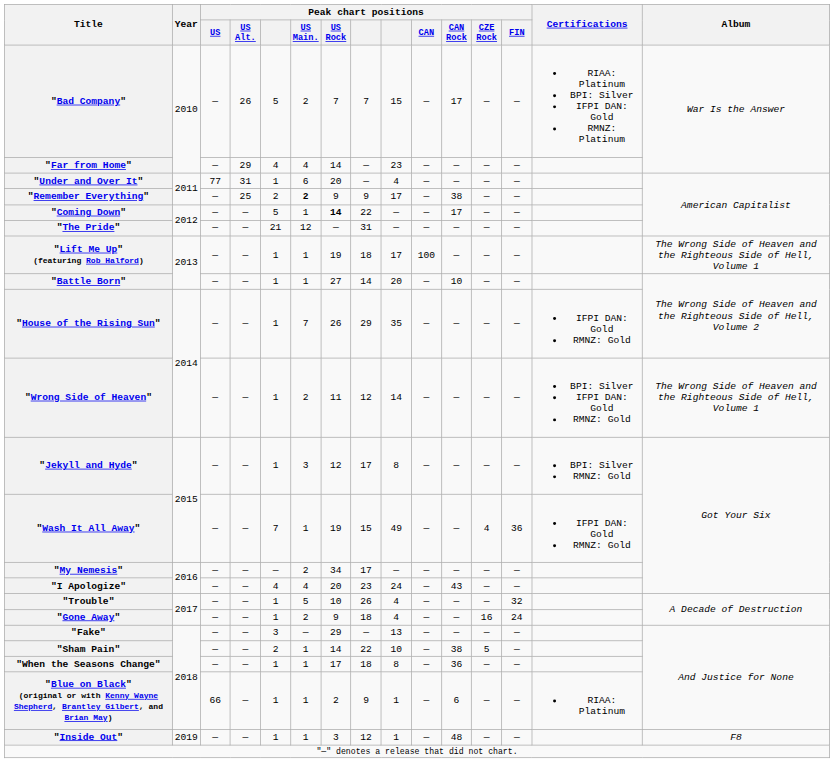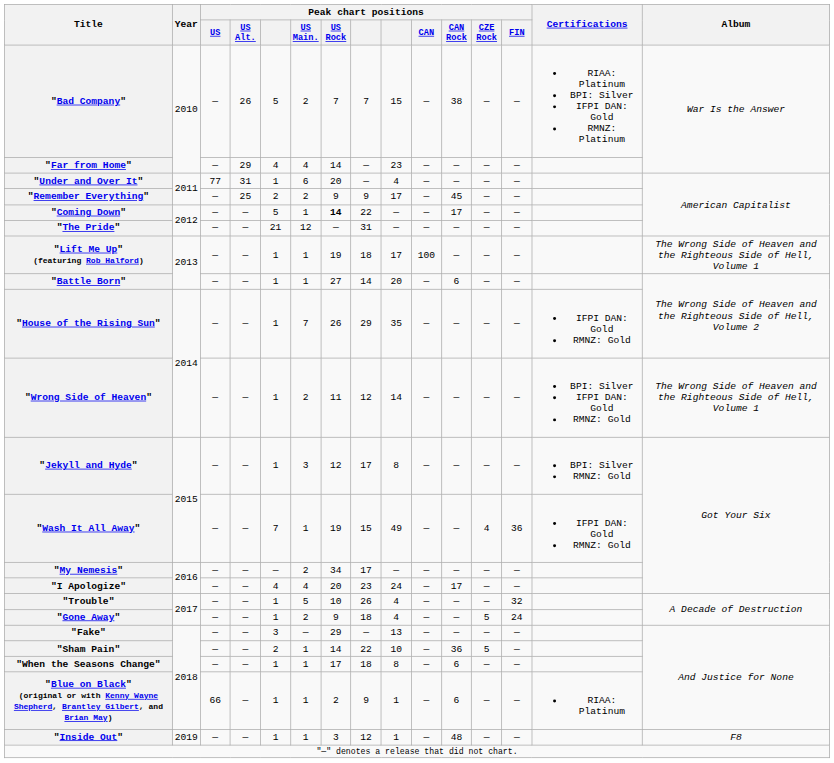(456, 101) 17 -> (456, 101) 38
(306, 197) bold -> (306, 197) normal
(456, 197) 38 -> (456, 197) 45
(456, 282) 10 -> (456, 282) 6
(456, 586) 43 -> (456, 586) 17
(487, 617) 16 -> (487, 617) 5
(456, 649) 38 -> (456, 649) 36
(456, 664) 36 -> (456, 664) 6
